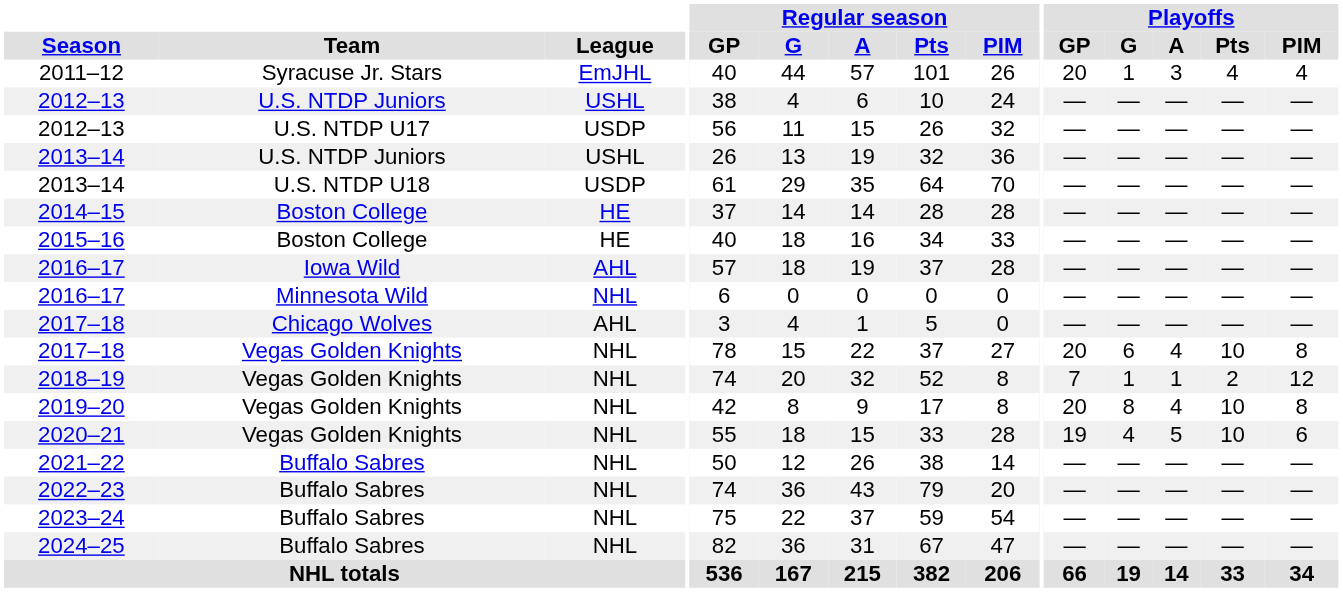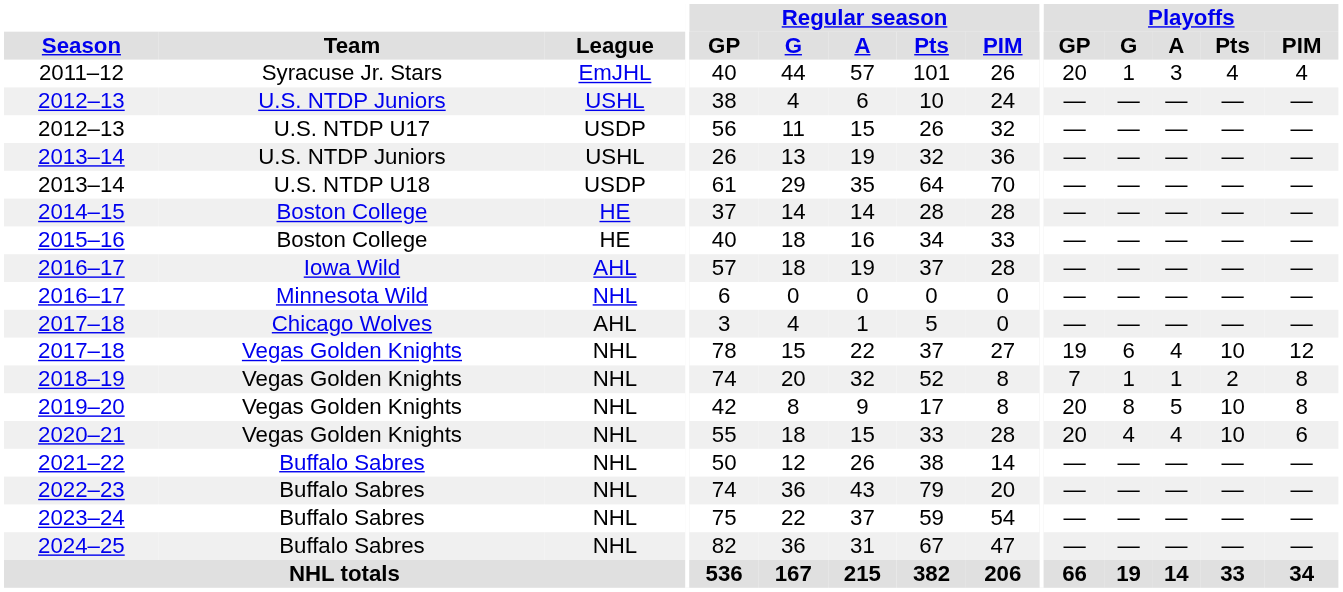(1075, 351) 20 -> (1075, 351) 19
(1302, 351) 8 -> (1302, 351) 12
(1302, 379) 12 -> (1302, 379) 8
(1176, 406) 4 -> (1176, 406) 5
(1075, 434) 19 -> (1075, 434) 20
(1176, 434) 5 -> (1176, 434) 4
